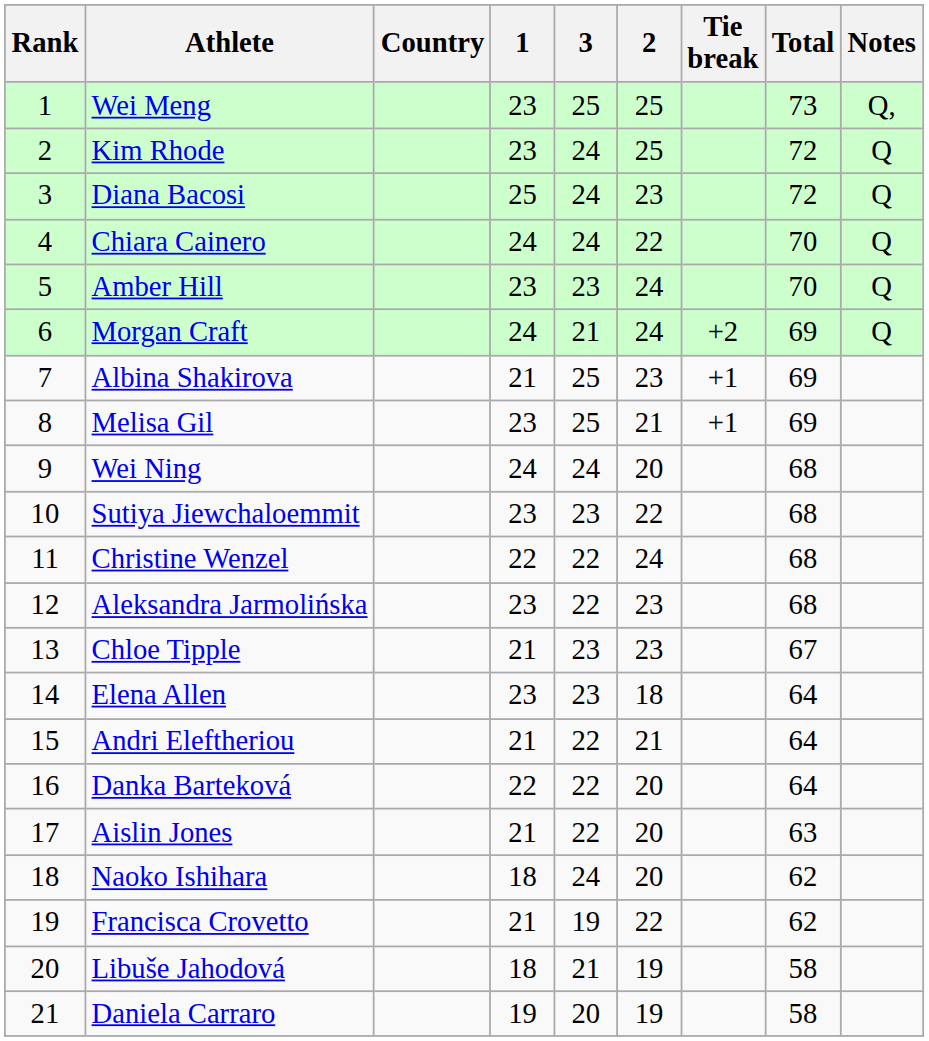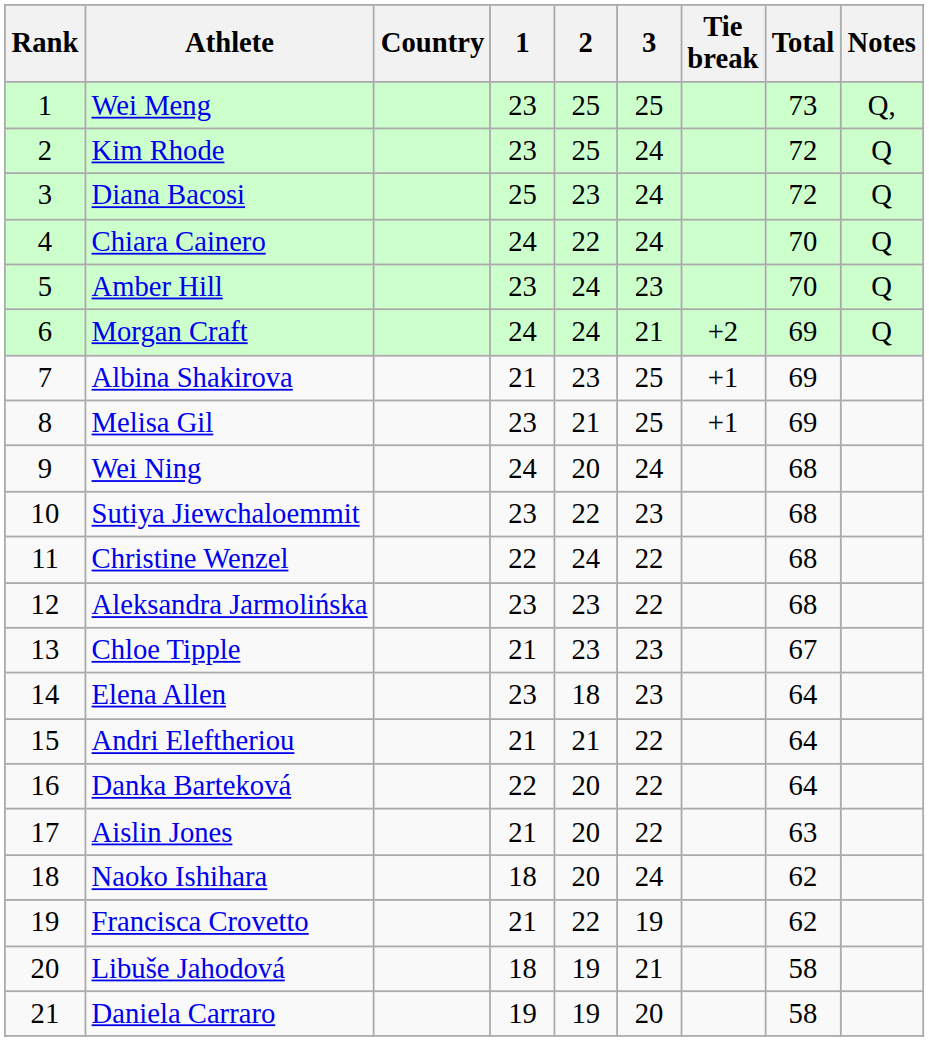columns swapped: (649, 43) <-> (586, 43)
